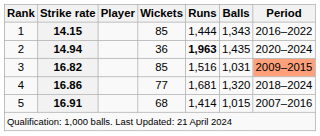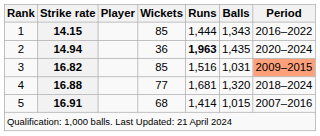(68, 85) 16.86 -> (68, 85) 16.88
